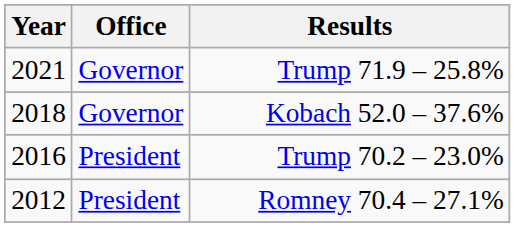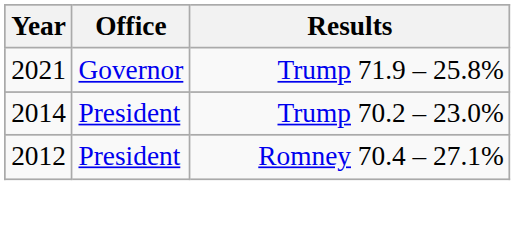- row: (385, 112)
(39, 156) 2016 -> (39, 112) 2014
